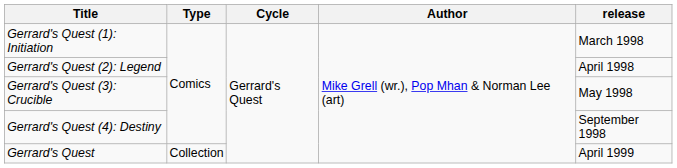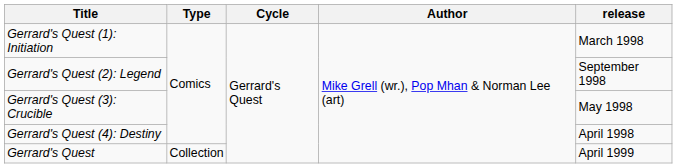(606, 67) April 1998 -> (609, 74) September 1998
(609, 127) September 1998 -> (606, 134) April 1998
